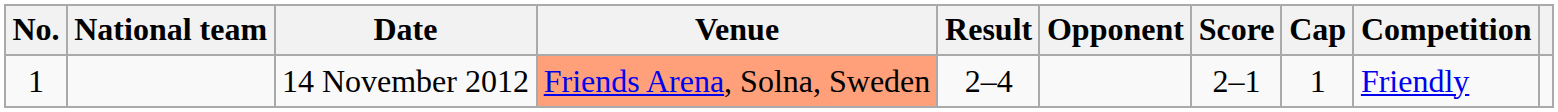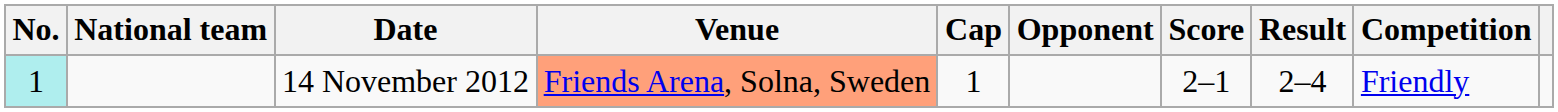columns swapped: (1318, 29) <-> (989, 29)
(36, 80) no background -> (36, 80) paleturquoise background
